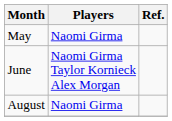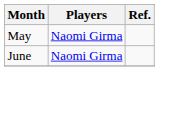(93, 70) Naomi Girma Taylor Kornieck Alex Morgan -> (87, 55) Naomi Girma
- row: (26, 105)
